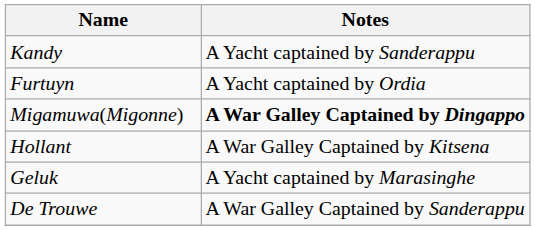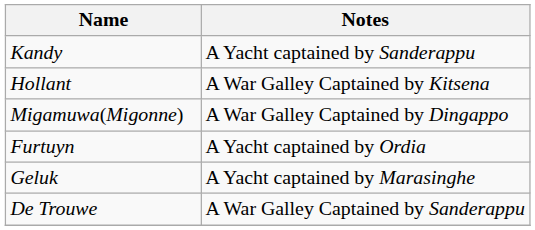rows swapped: (41, 146) <-> (42, 83)
(365, 114) bold -> (357, 114) normal
